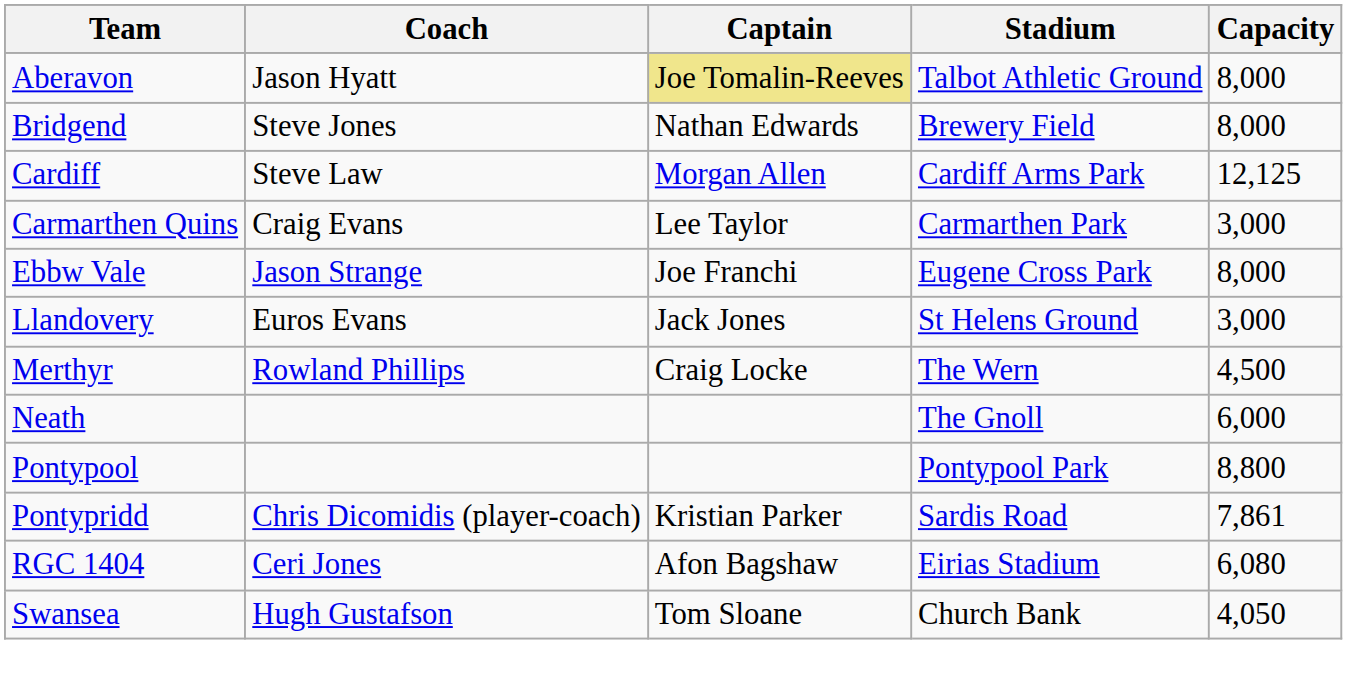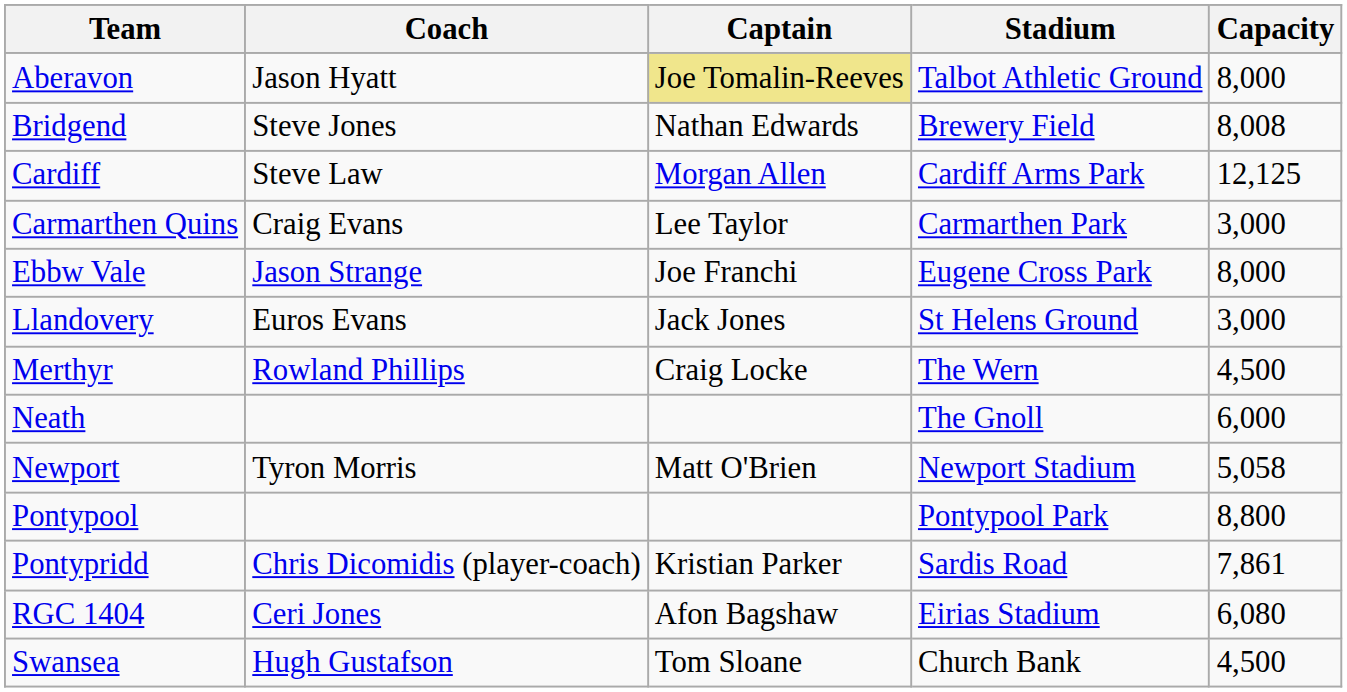(1251, 126) 8,000 -> (1251, 126) 8,008
+ row: (66, 467)
(1251, 613) 4,050 -> (1251, 662) 4,500
